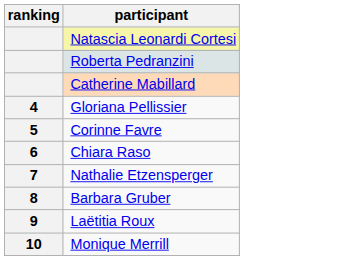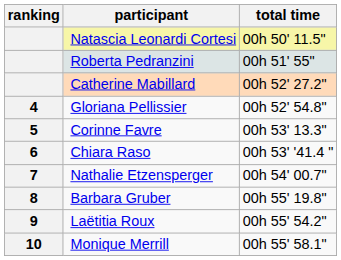+ column: (288, 15)
